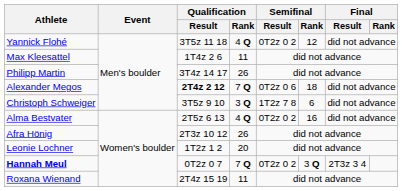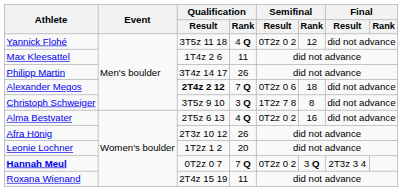(312, 103) 6 -> (312, 103) 8
